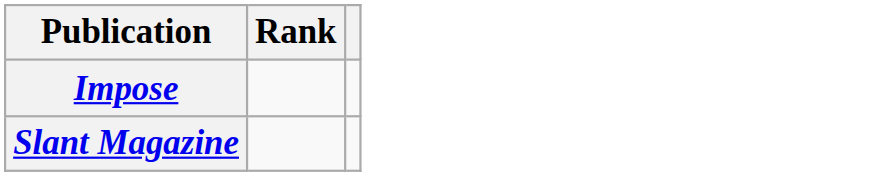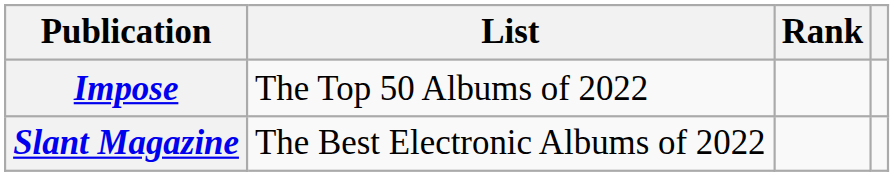+ column: (510, 32)
